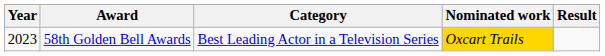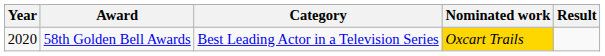(22, 39) 2023 -> (22, 39) 2020
